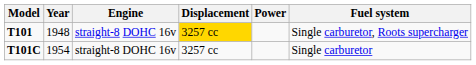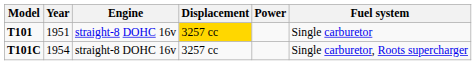(58, 32) 1948 -> (58, 32) 1951
(380, 32) Single carburetor, Roots supercharger -> (332, 32) Single carburetor
(332, 50) Single carburetor -> (380, 50) Single carburetor, Roots supercharger
